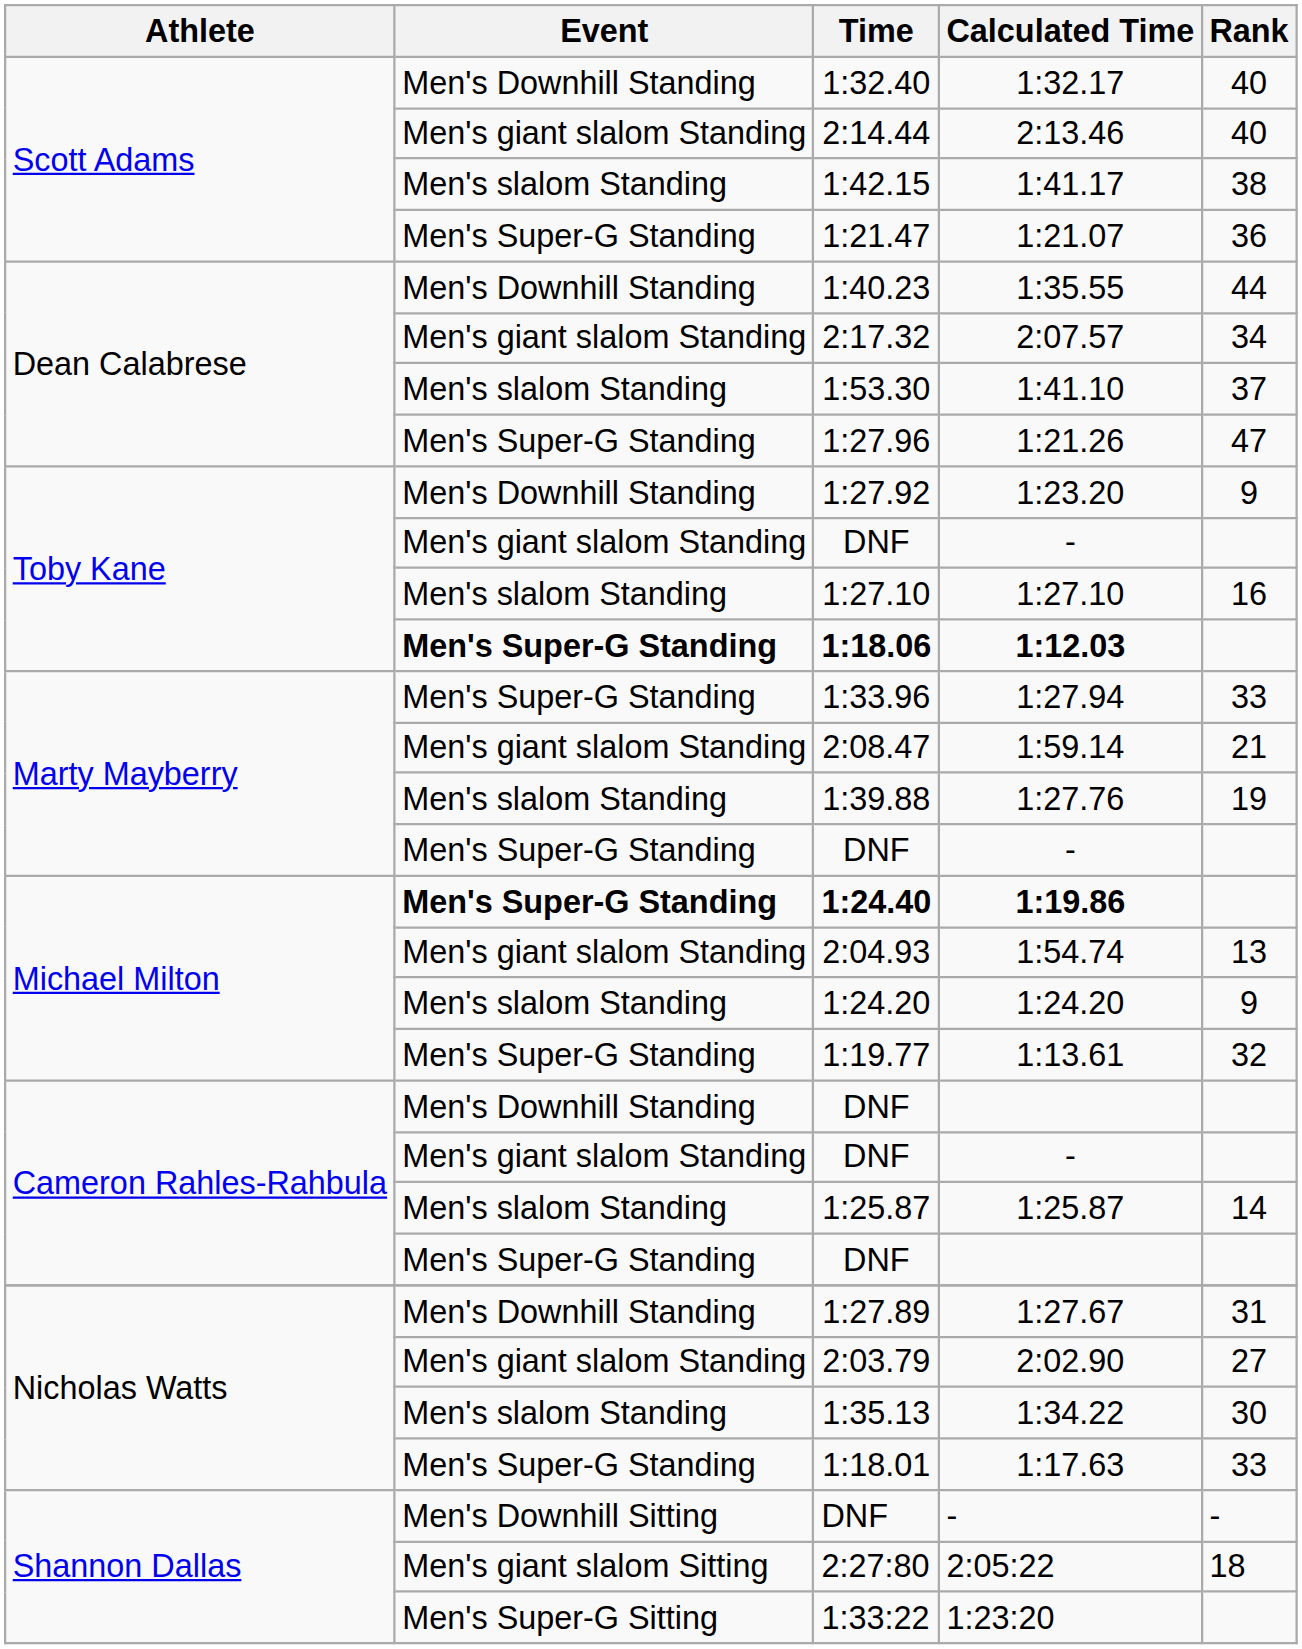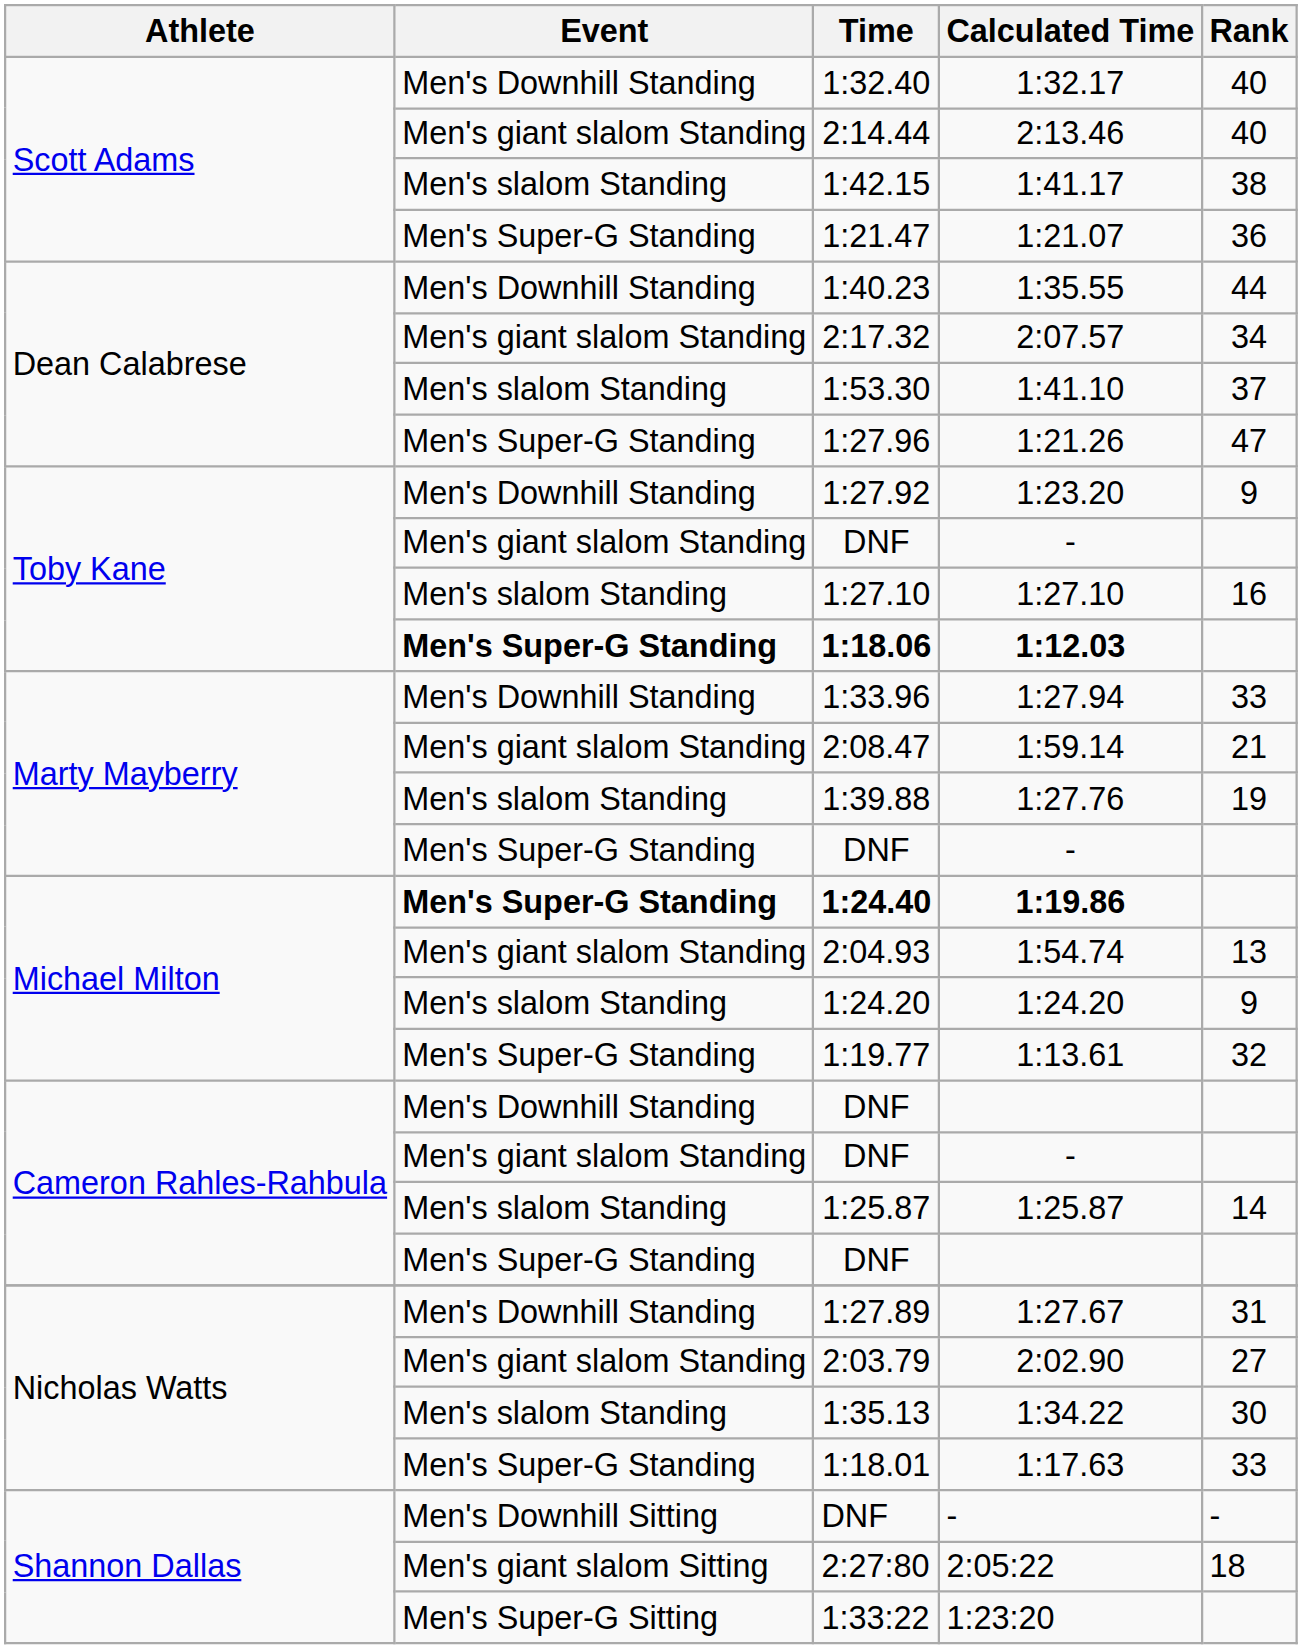(579, 697) Men's Super-G Standing -> (579, 697) Men's Downhill Standing
